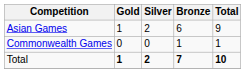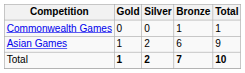rows swapped: (37, 28) <-> (59, 44)
